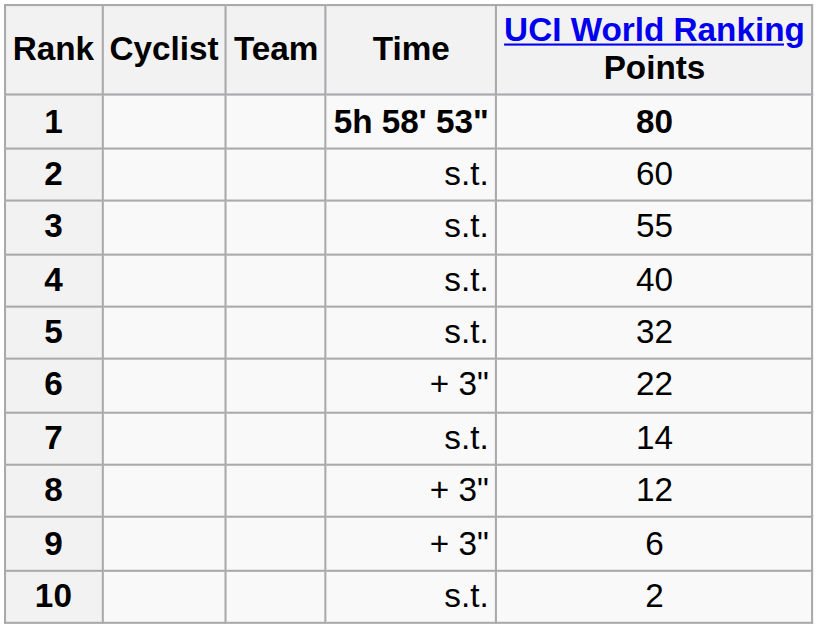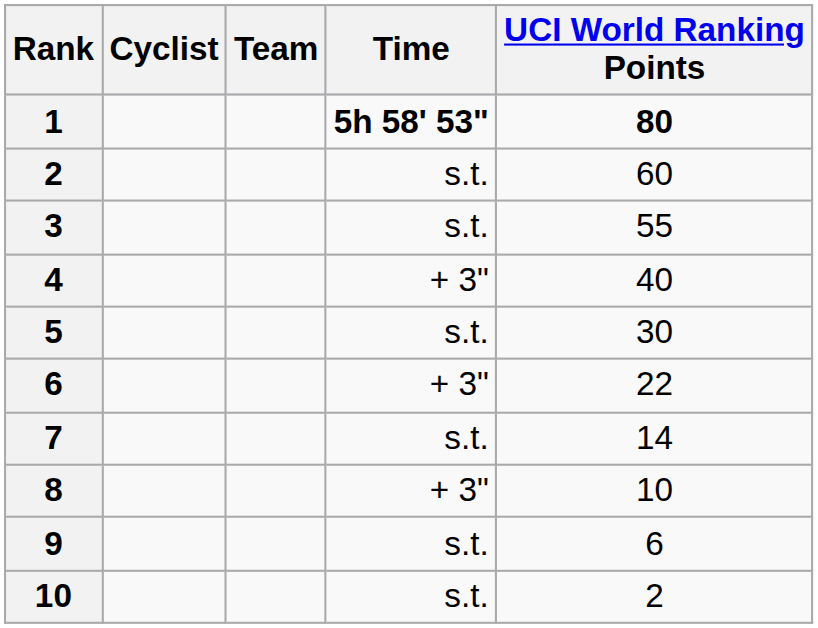(467, 279) s.t. -> (459, 279) + 3"
(654, 332) 32 -> (654, 332) 30
(654, 490) 12 -> (654, 490) 10
(459, 543) + 3" -> (467, 543) s.t.
